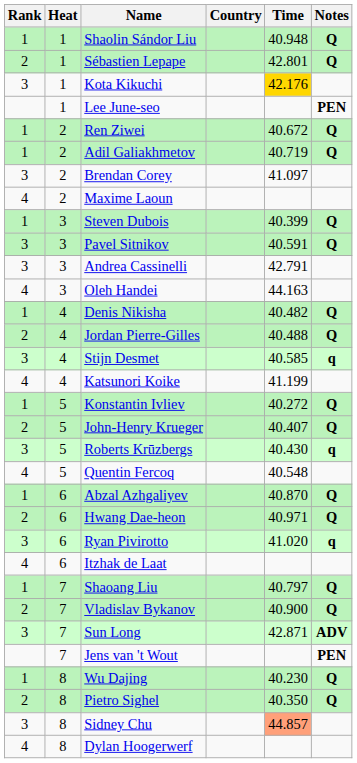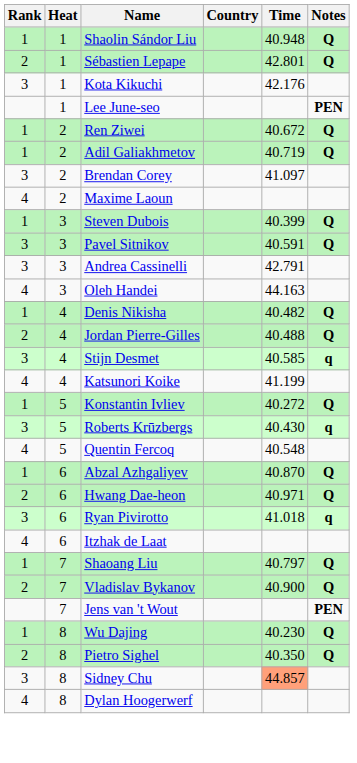(288, 84) gold background -> (285, 84) no background
- row: (144, 426)
(288, 541) 41.020 -> (285, 518) 41.018
- row: (112, 632)
